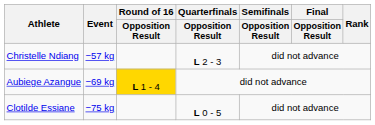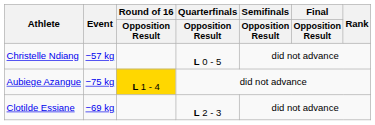(208, 62) L 2 - 3 -> (208, 62) L 0 - 5
(100, 82) −69 kg -> (100, 82) −75 kg
(100, 108) −75 kg -> (100, 108) −69 kg
(208, 113) L 0 - 5 -> (208, 113) L 2 - 3
